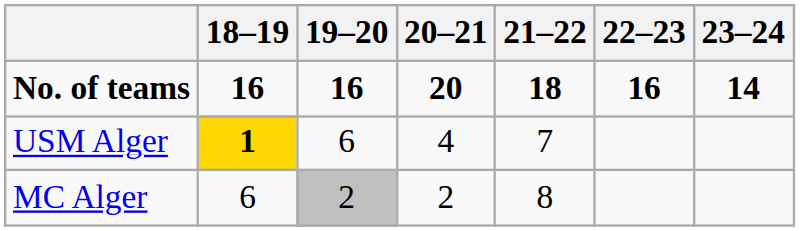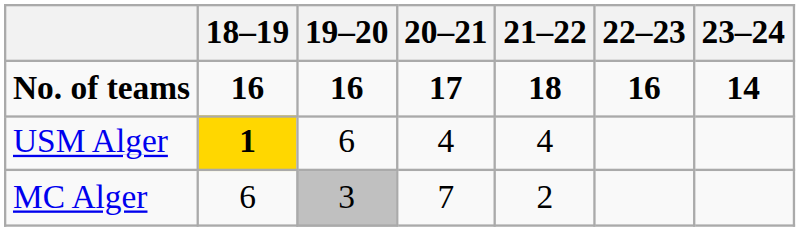(446, 87) 20 -> (446, 87) 17
(545, 142) 7 -> (545, 142) 4
(347, 197) 2 -> (347, 197) 3
(446, 197) 2 -> (446, 197) 7
(545, 197) 8 -> (545, 197) 2
